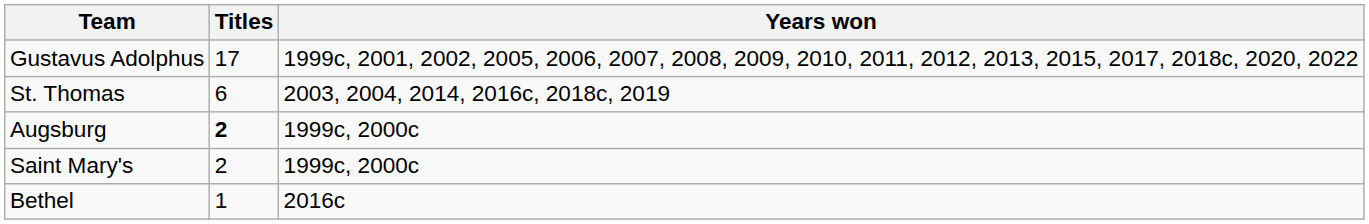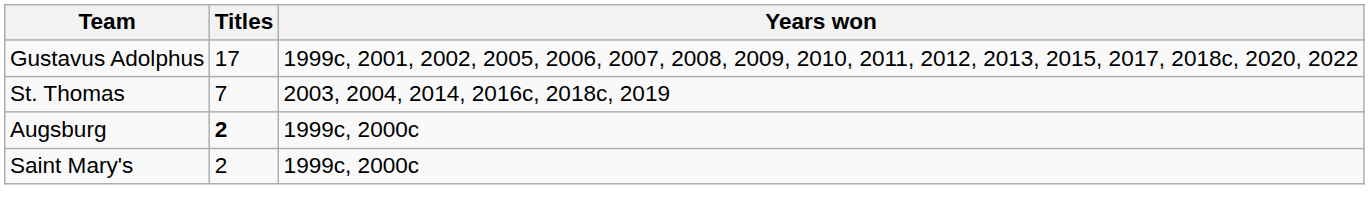(221, 93) 6 -> (221, 93) 7
- row: (42, 201)
